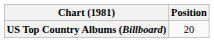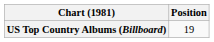(189, 29) 20 -> (189, 29) 19
